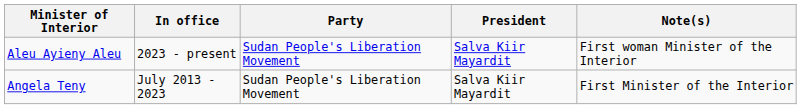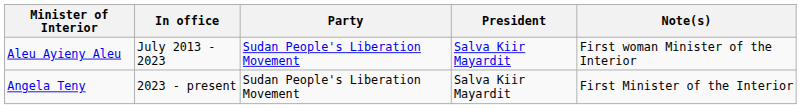(187, 54) 2023 - present -> (176, 54) July 2013 - 2023
(176, 87) July 2013 - 2023 -> (187, 87) 2023 - present
